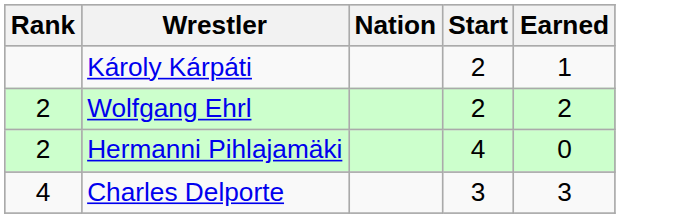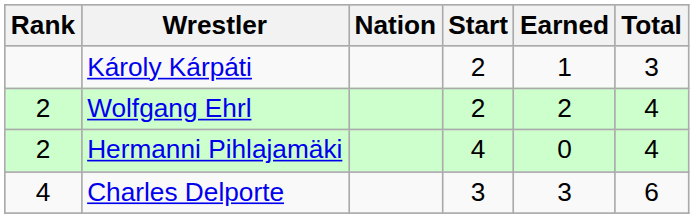+ column: (651, 25)
